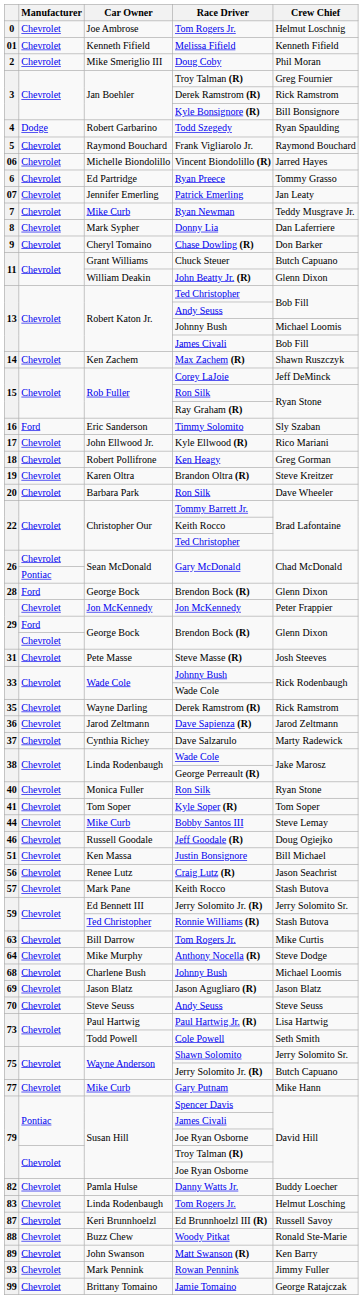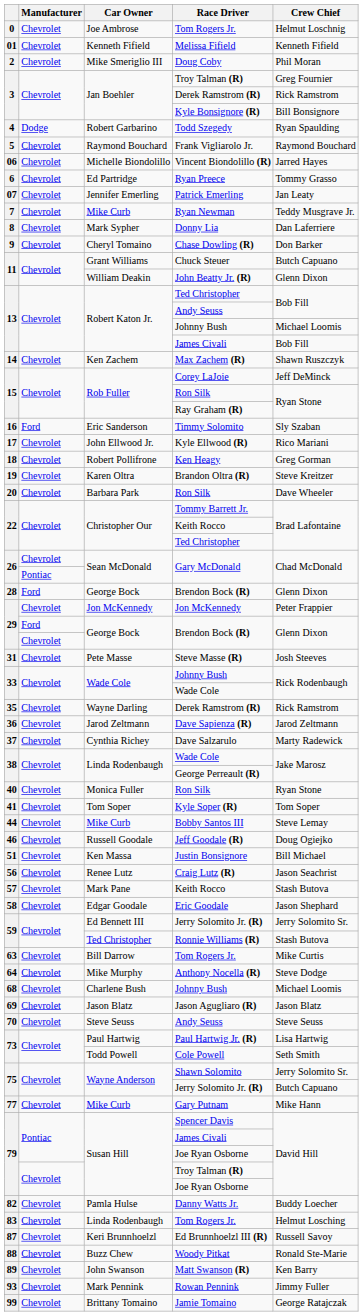+ row: (12, 906)
